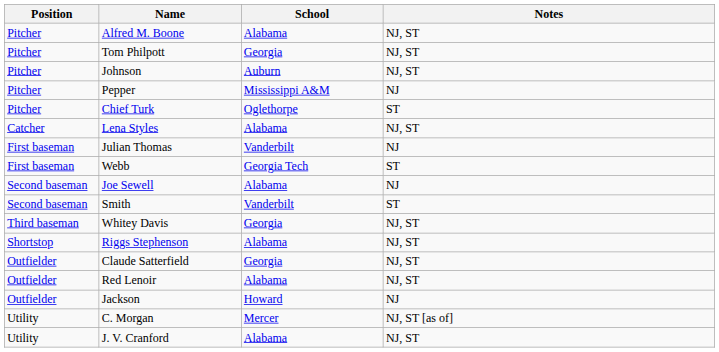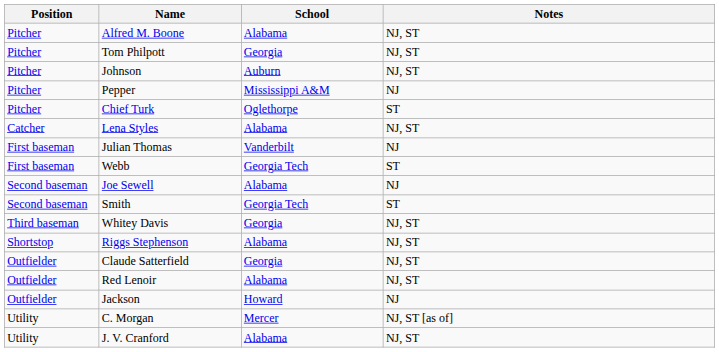(269, 204) Vanderbilt -> (276, 204) Georgia Tech
